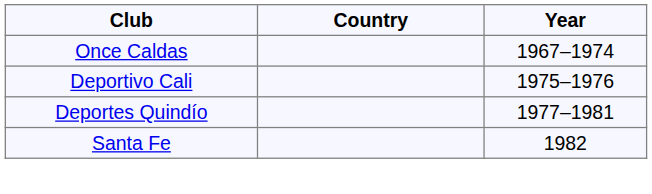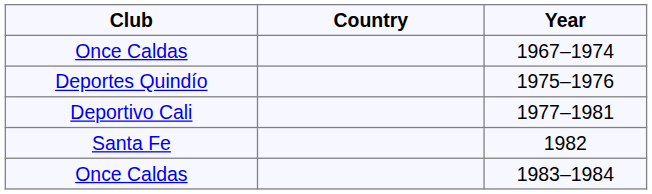(131, 81) Deportivo Cali -> (131, 81) Deportes Quindío
(131, 112) Deportes Quindío -> (131, 112) Deportivo Cali
+ row: (565, 174)
